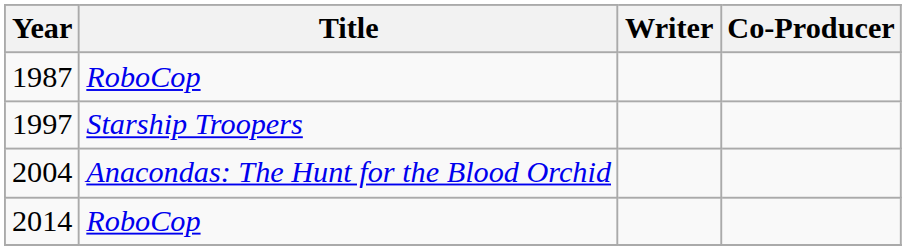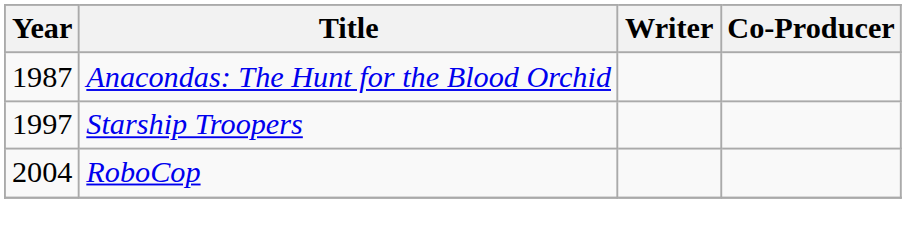(143, 76) RoboCop -> (349, 76) Anacondas: The Hunt for the Blood Orchid
(349, 172) Anacondas: The Hunt for the Blood Orchid -> (143, 172) RoboCop
- row: (42, 220)
